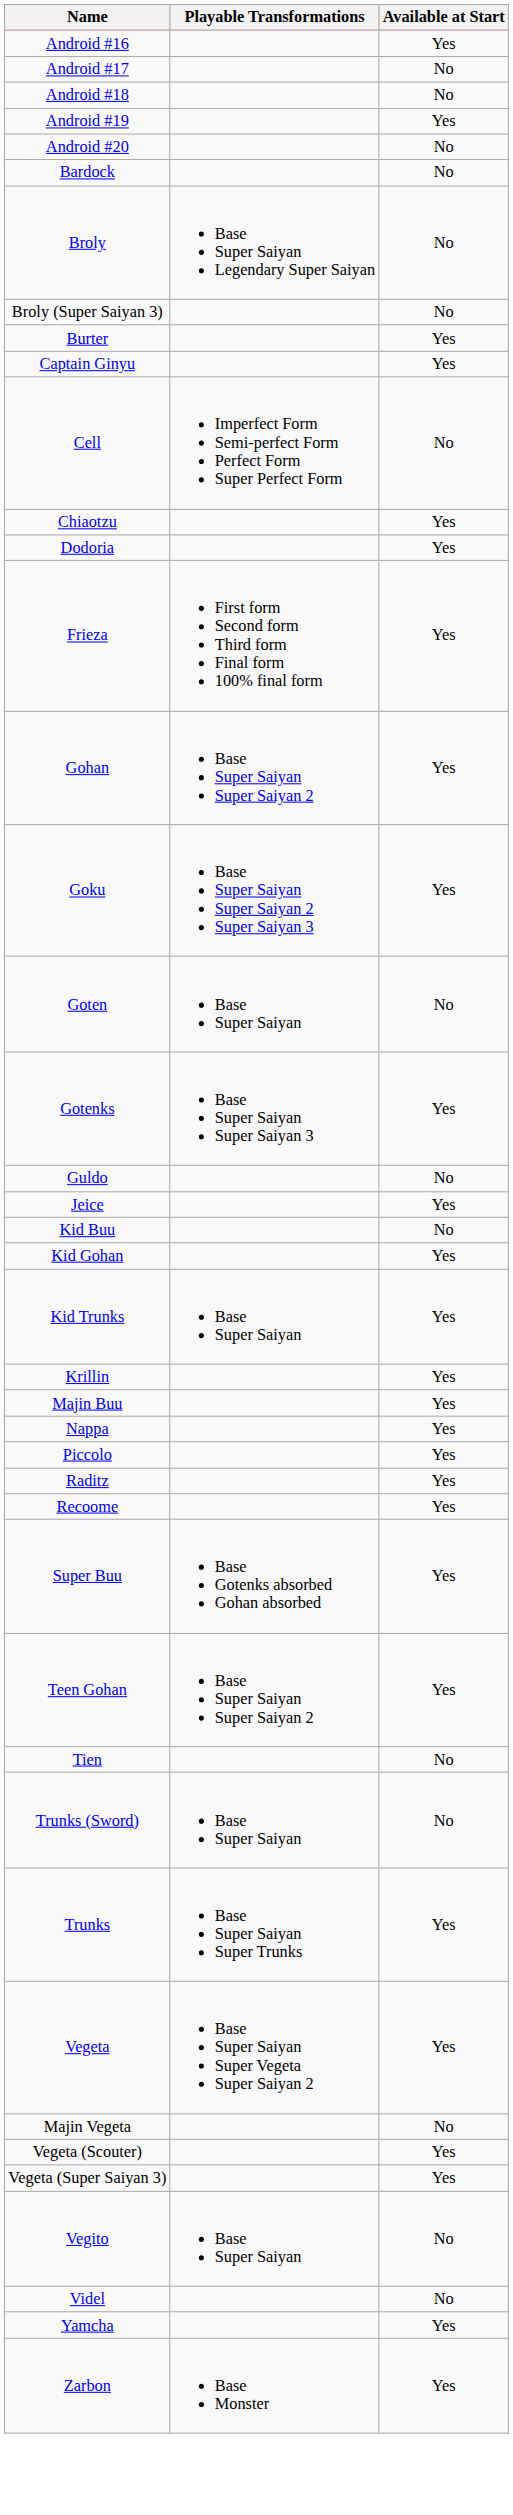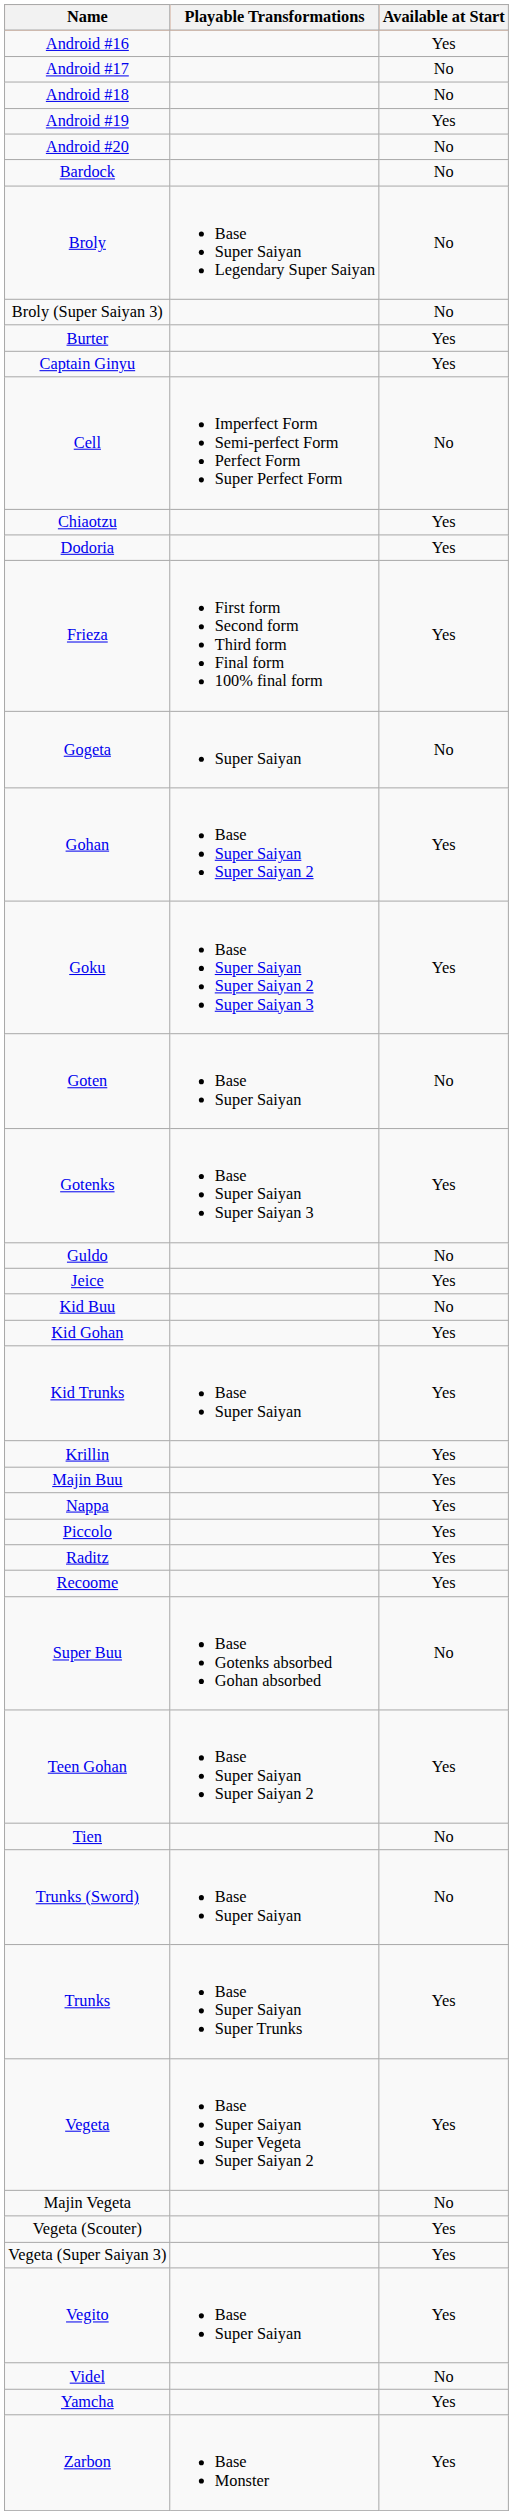+ row: (87, 749)
(444, 1576) Yes -> (444, 1653) No
(444, 2238) No -> (444, 2315) Yes
